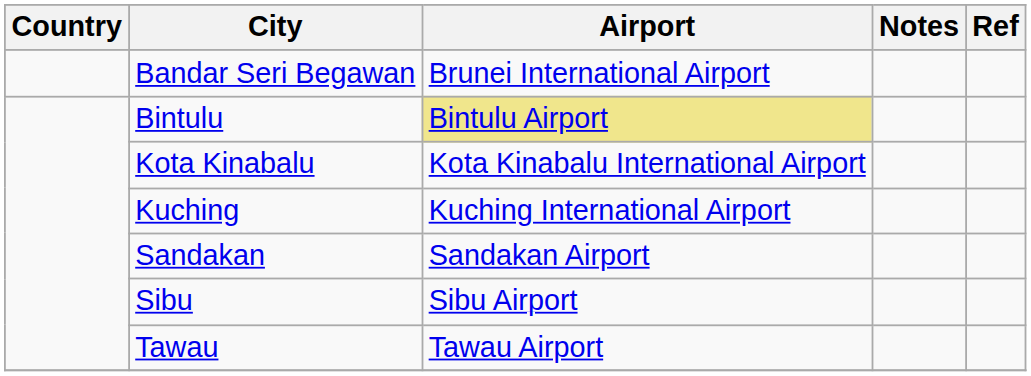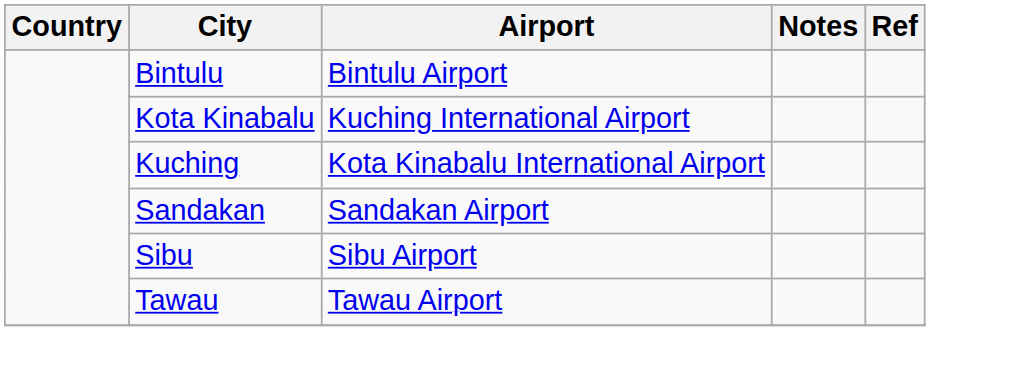- row: (275, 73)
(518, 118) khaki background -> (417, 73) no background
(647, 164) Kota Kinabalu International Airport -> (509, 118) Kuching International Airport
(610, 210) Kuching International Airport -> (546, 164) Kota Kinabalu International Airport
